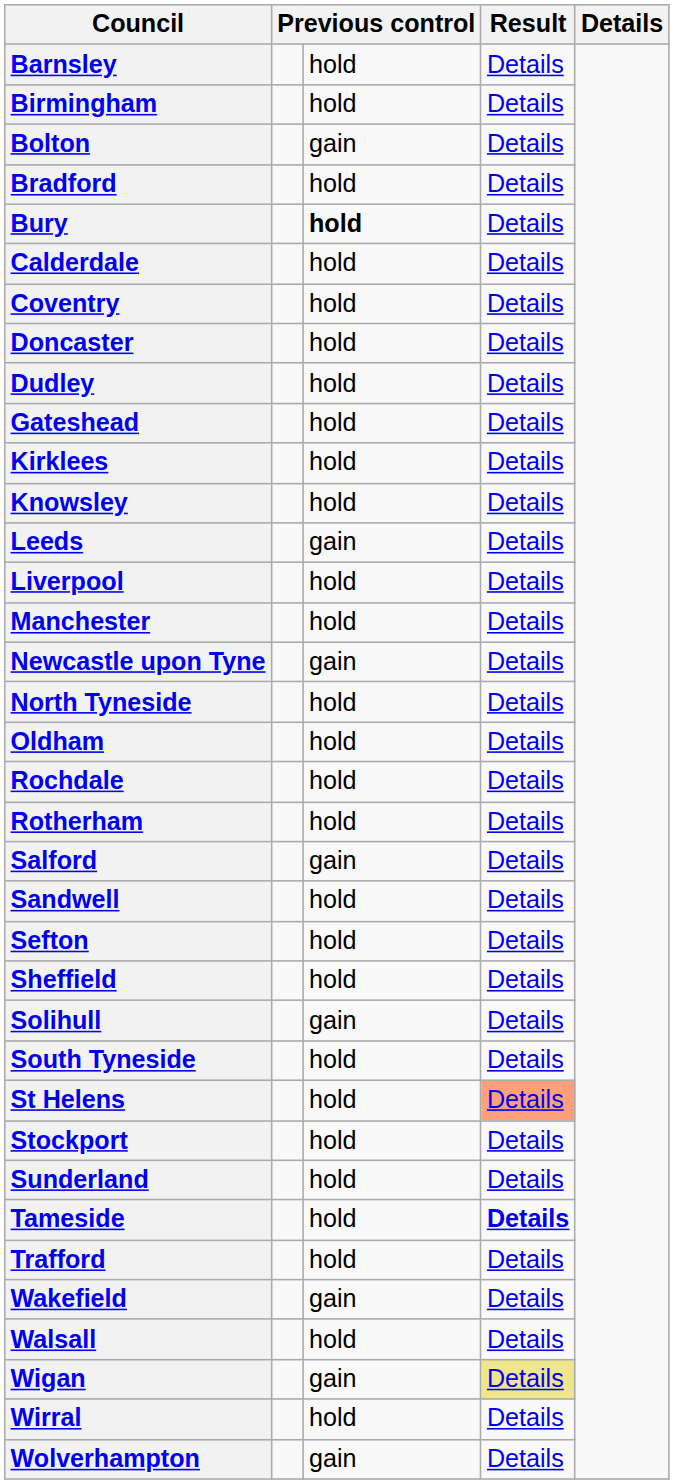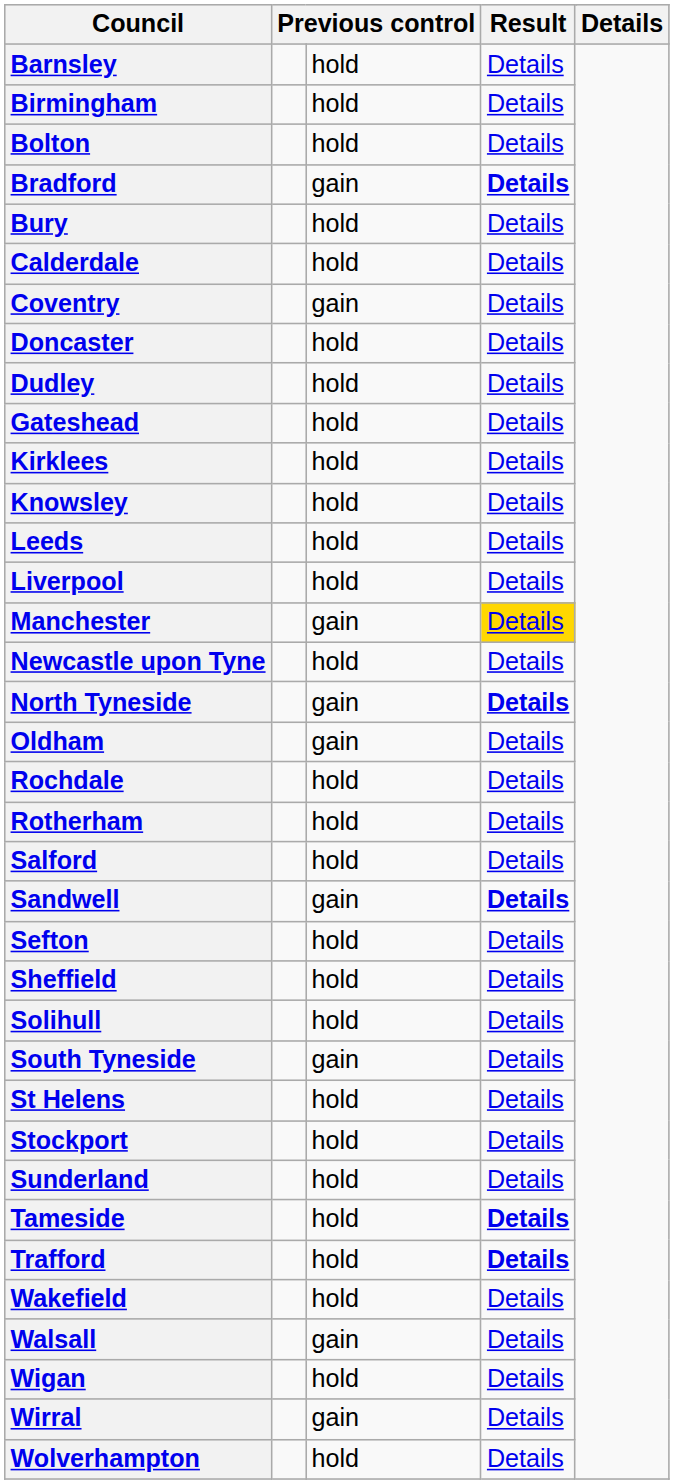(333, 143) gain -> (335, 143) hold
(333, 183) hold -> (335, 183) gain
(525, 183) normal -> (528, 183) bold
(336, 223) bold -> (335, 223) normal
(333, 303) hold -> (335, 303) gain
(333, 542) gain -> (335, 542) hold
(333, 622) hold -> (335, 622) gain
(525, 622) no background -> (525, 622) gold background
(333, 661) gain -> (335, 661) hold
(333, 701) hold -> (335, 701) gain
(525, 701) normal -> (528, 701) bold
(333, 741) hold -> (335, 741) gain
(333, 861) gain -> (335, 861) hold
(333, 900) hold -> (335, 900) gain
(525, 900) normal -> (528, 900) bold
(333, 1020) gain -> (335, 1020) hold
(333, 1060) hold -> (335, 1060) gain
(525, 1100) lightsalmon background -> (525, 1100) no background
(525, 1259) normal -> (528, 1259) bold
(333, 1299) gain -> (335, 1299) hold
(333, 1339) hold -> (335, 1339) gain
(333, 1378) gain -> (335, 1378) hold
(525, 1378) khaki background -> (525, 1378) no background
(333, 1418) hold -> (335, 1418) gain
(333, 1458) gain -> (335, 1458) hold
